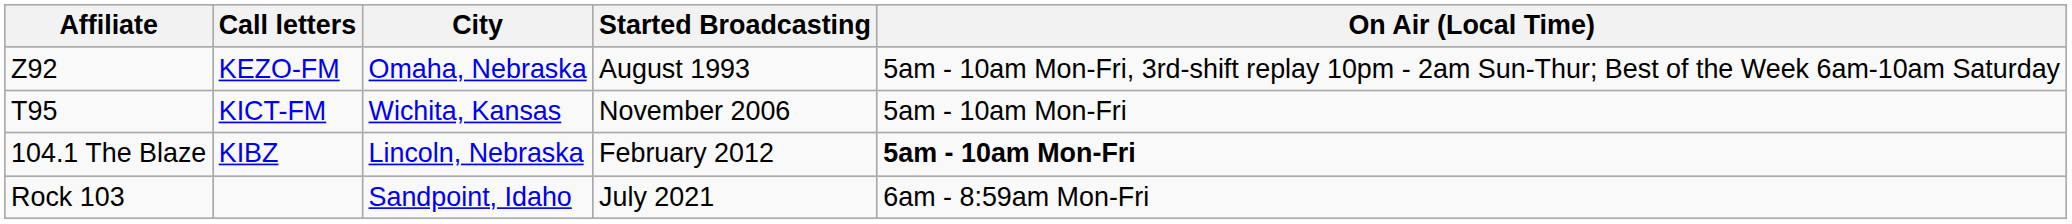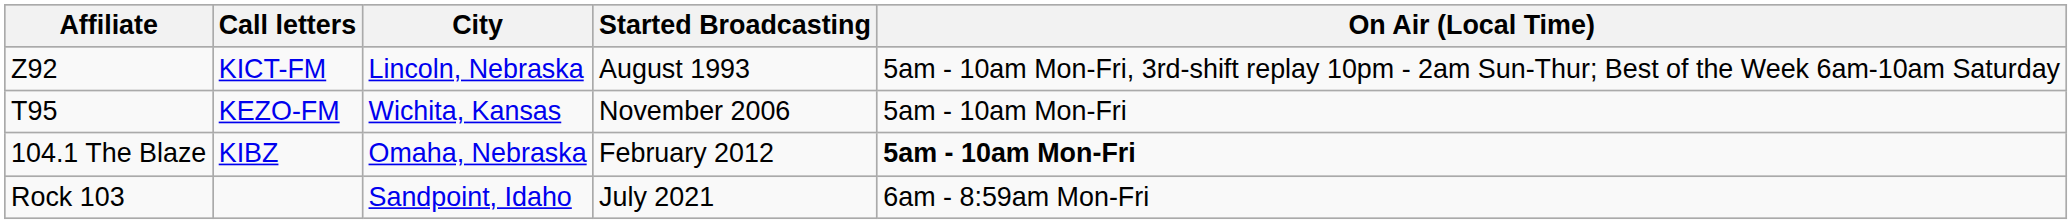(279, 68) KEZO-FM -> (272, 68) KICT-FM
(478, 68) Omaha, Nebraska -> (476, 68) Lincoln, Nebraska
(272, 111) KICT-FM -> (279, 111) KEZO-FM
(476, 153) Lincoln, Nebraska -> (478, 153) Omaha, Nebraska
